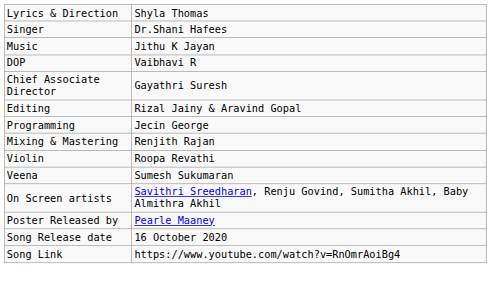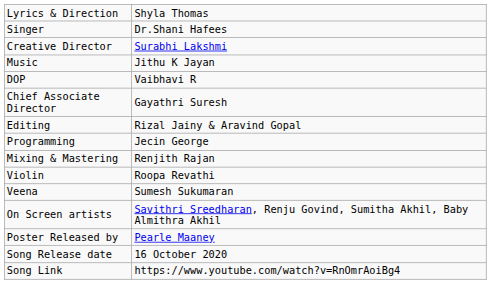+ row: (59, 46)
